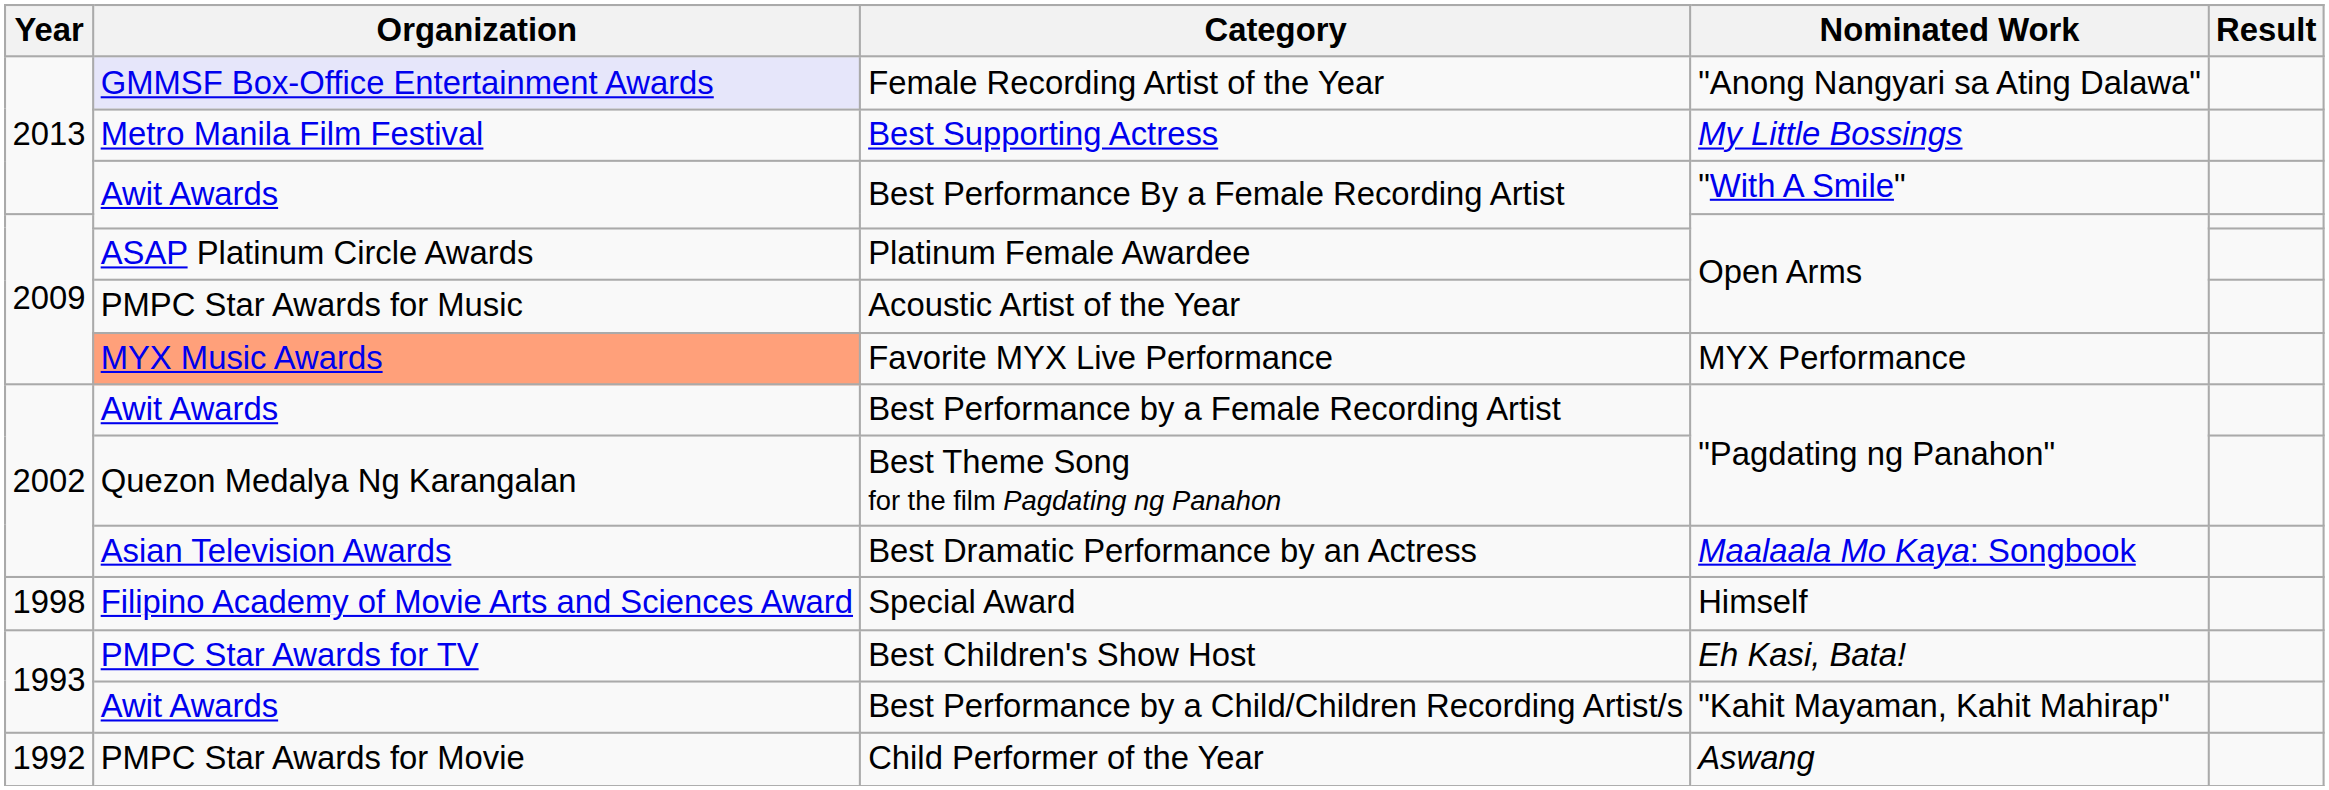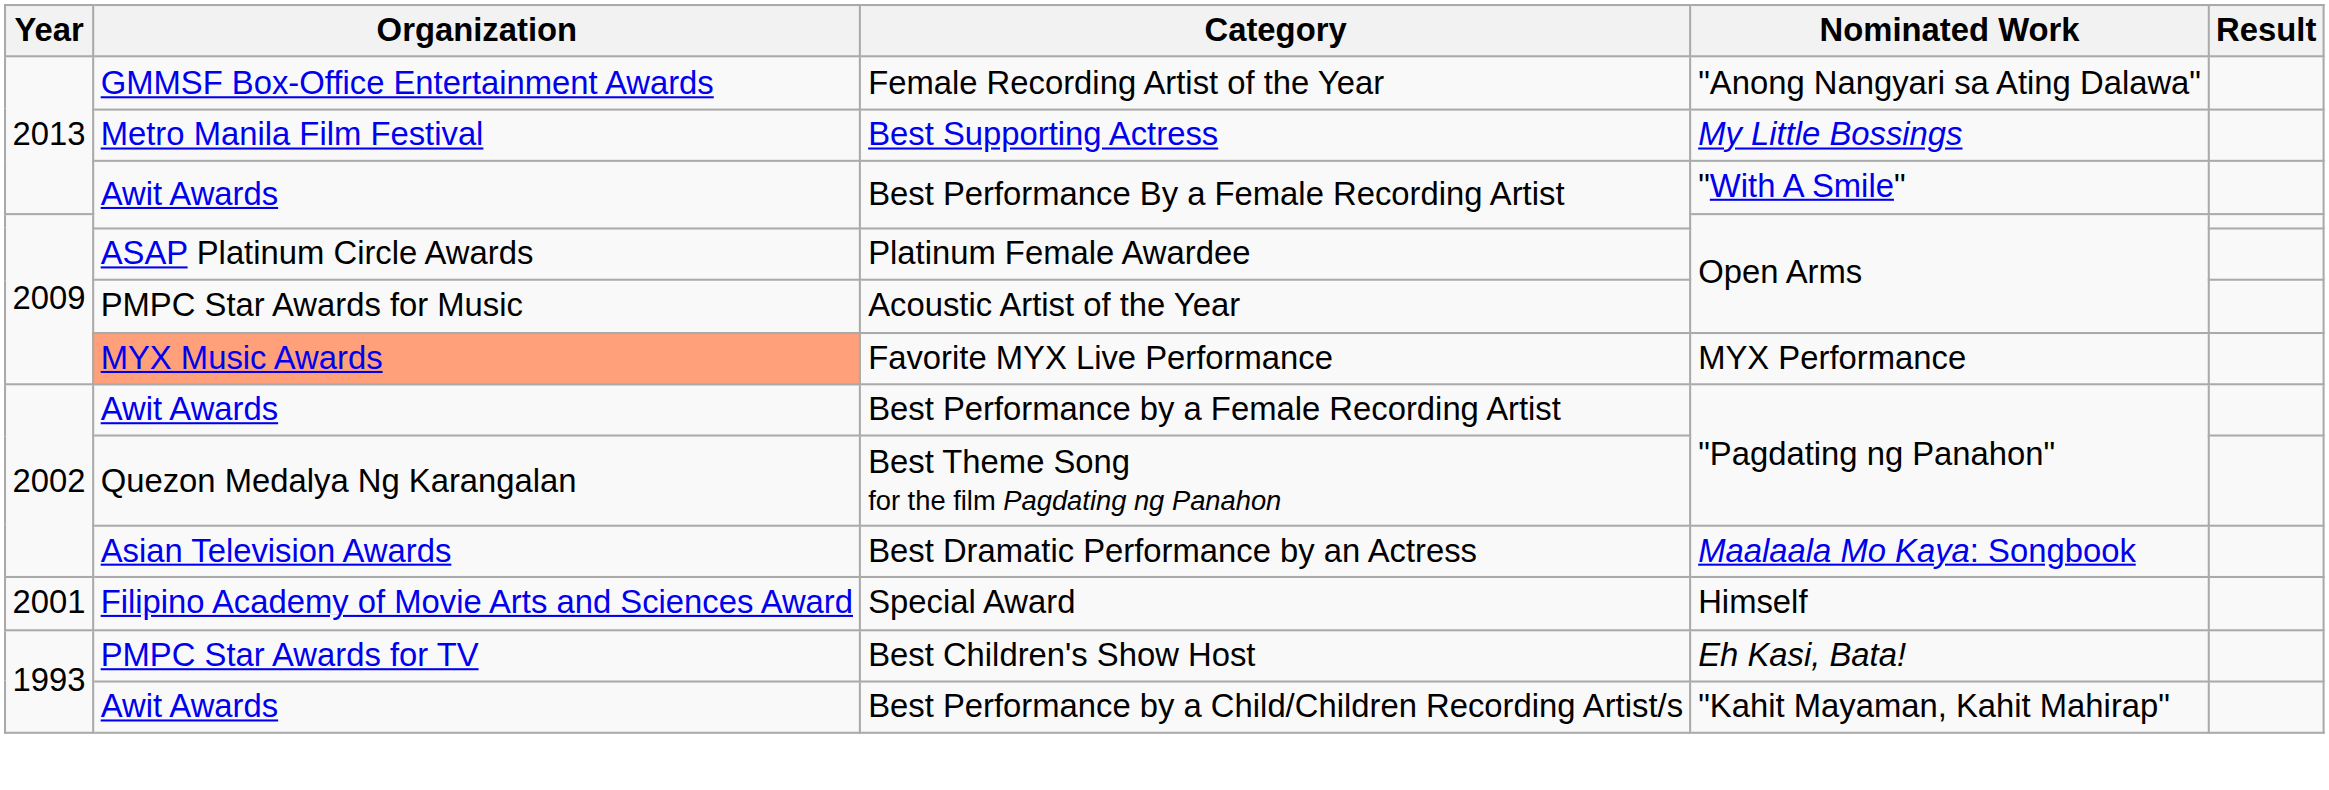(407, 82) lavender background -> (407, 82) no background
(49, 602) 1998 -> (49, 602) 2001
- row: (1066, 758)
